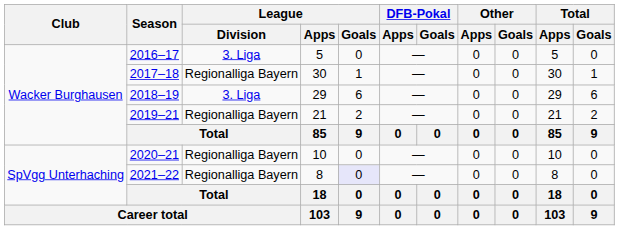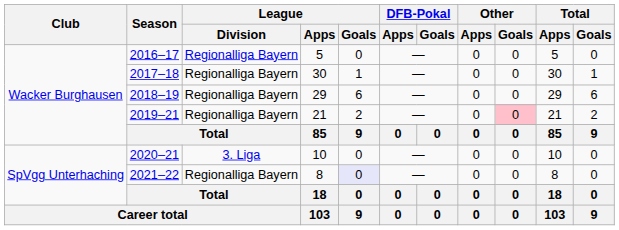(241, 54) 3. Liga -> (241, 54) Regionalliga Bayern
(241, 94) 3. Liga -> (241, 94) Regionalliga Bayern
(516, 114) no background -> (516, 114) pink background
(241, 154) Regionalliga Bayern -> (241, 154) 3. Liga
